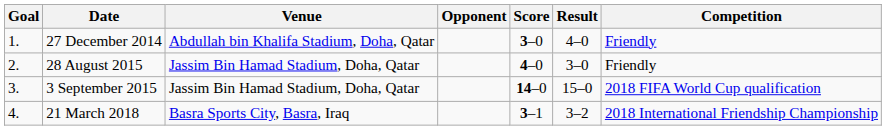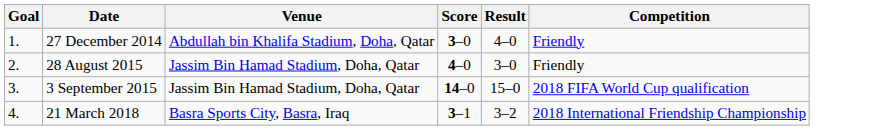- column: (474, 16)
